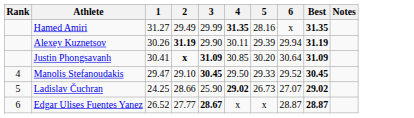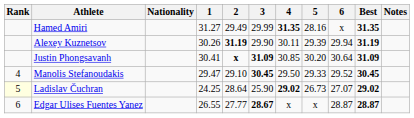+ column: (171, 12)
(18, 89) no background -> (18, 89) lightyellow background
(185, 89) 28.66 -> (236, 89) 28.64
(158, 105) 26.52 -> (209, 105) 26.55
